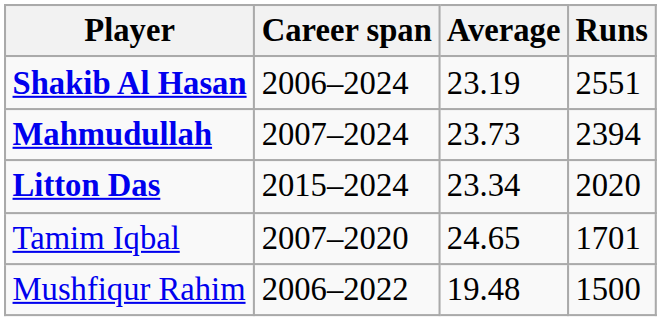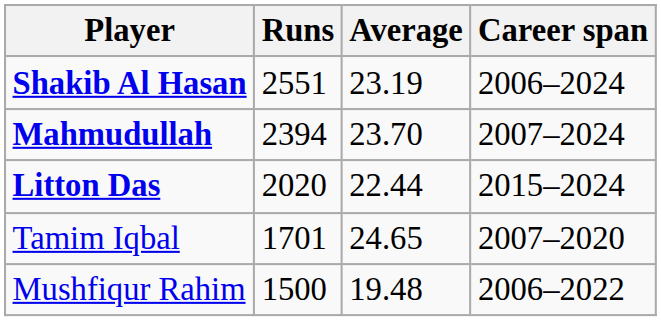columns swapped: (612, 30) <-> (347, 30)
(484, 133) 23.73 -> (386, 133) 23.70
(484, 185) 23.34 -> (386, 185) 22.44
